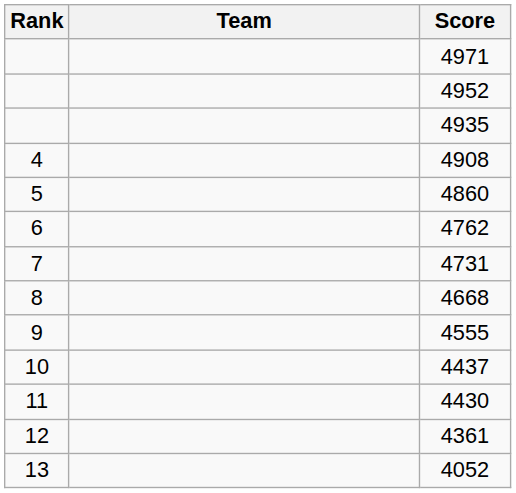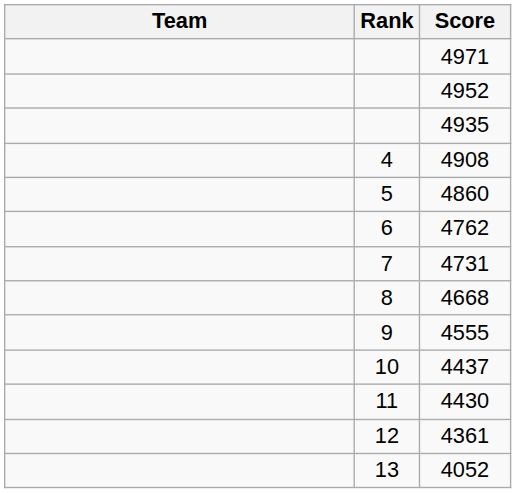columns swapped: (37, 21) <-> (244, 21)
